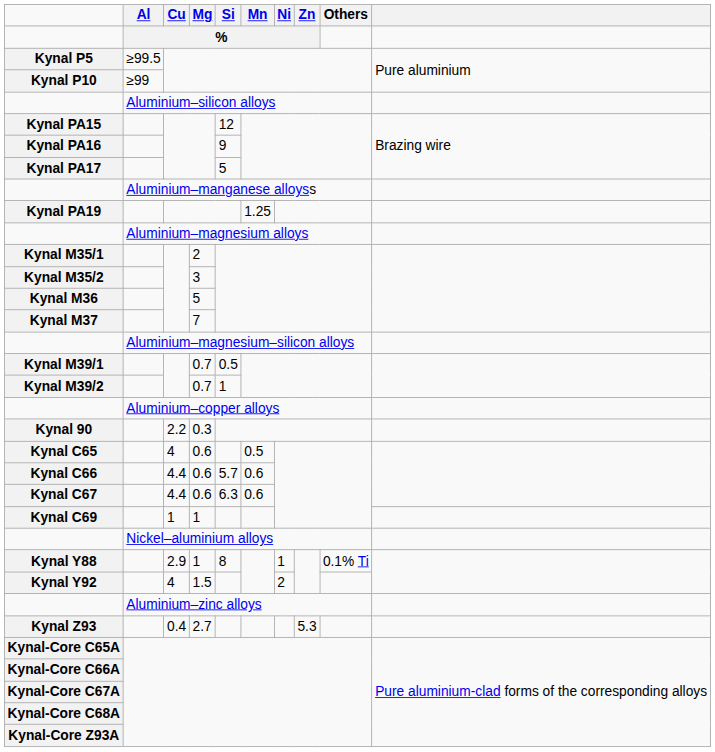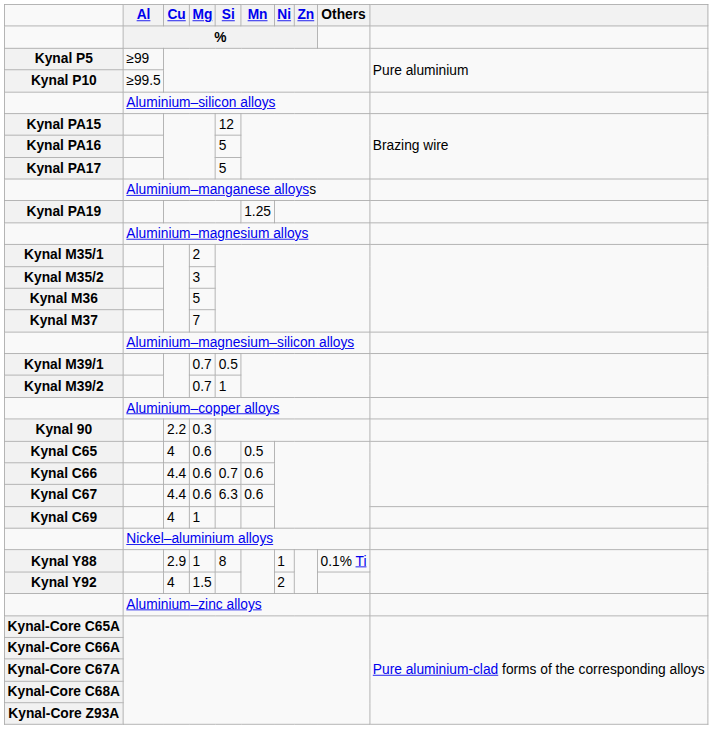(144, 59) ≥99.5 -> (138, 59) ≥99
(138, 80) ≥99 -> (144, 80) ≥99.5
(223, 146) 9 -> (223, 146) 5
(228, 473) 5.7 -> (228, 473) 0.7
(171, 517) 1 -> (171, 517) 4
- row: (64, 626)
